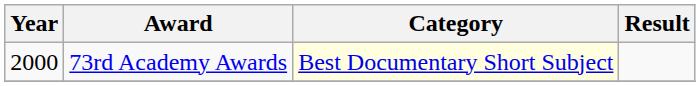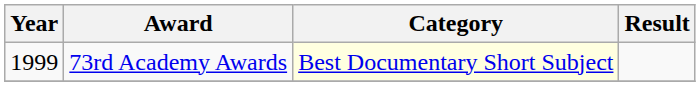(34, 61) 2000 -> (34, 61) 1999
